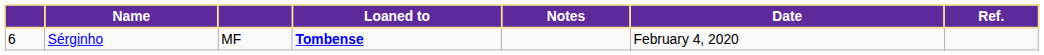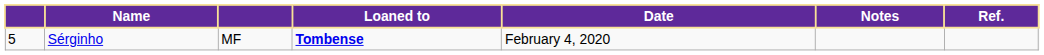columns swapped: (566, 17) <-> (787, 17)
(12, 39) 6 -> (12, 39) 5
